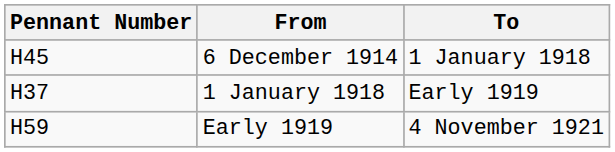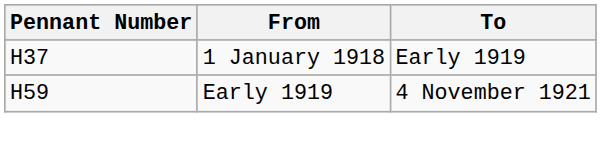- row: (300, 58)
